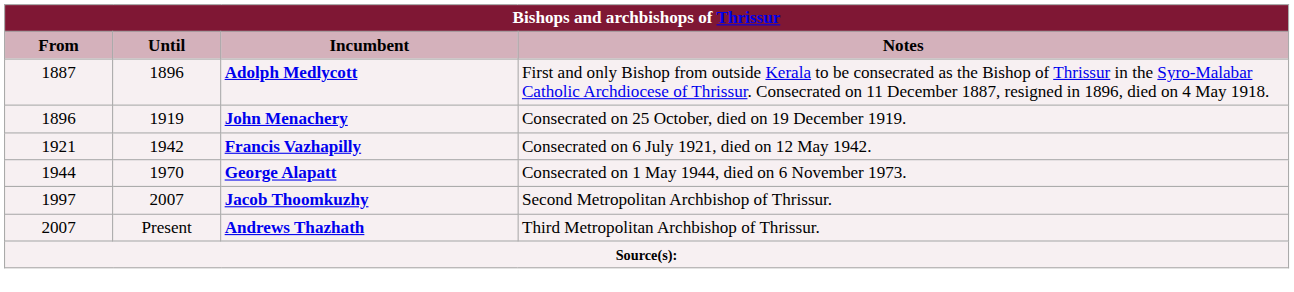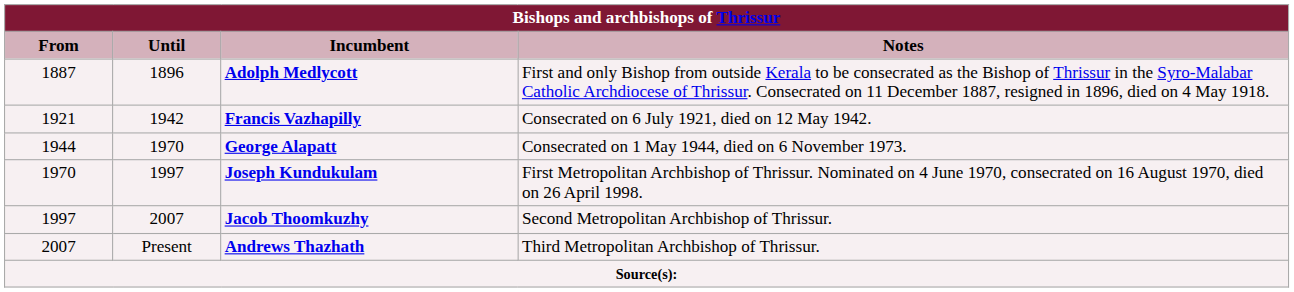- row: (286, 118)
+ row: (301, 173)
